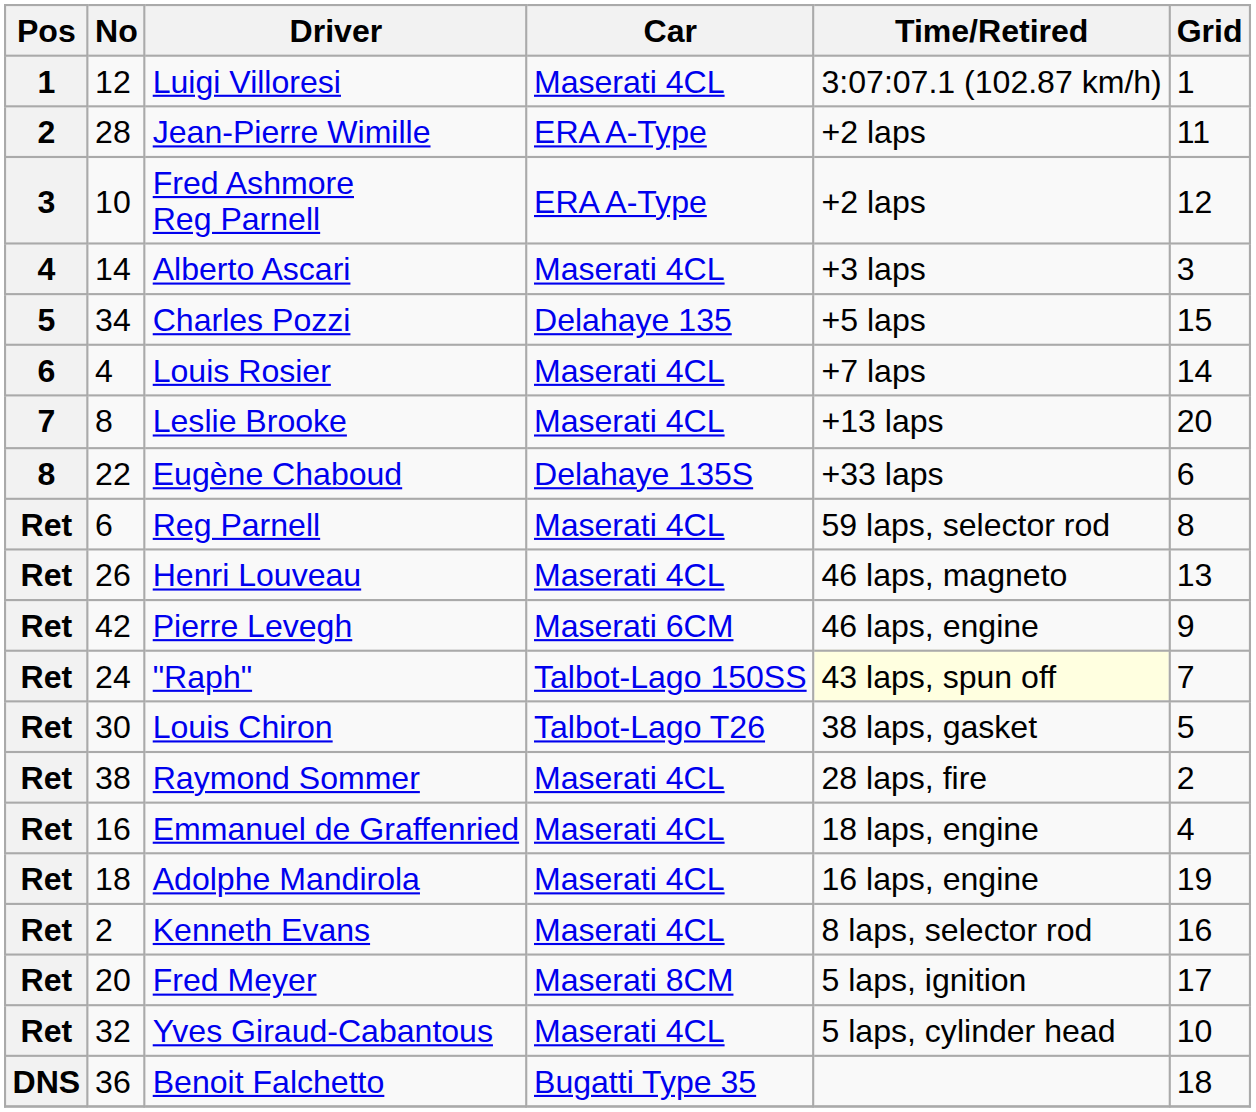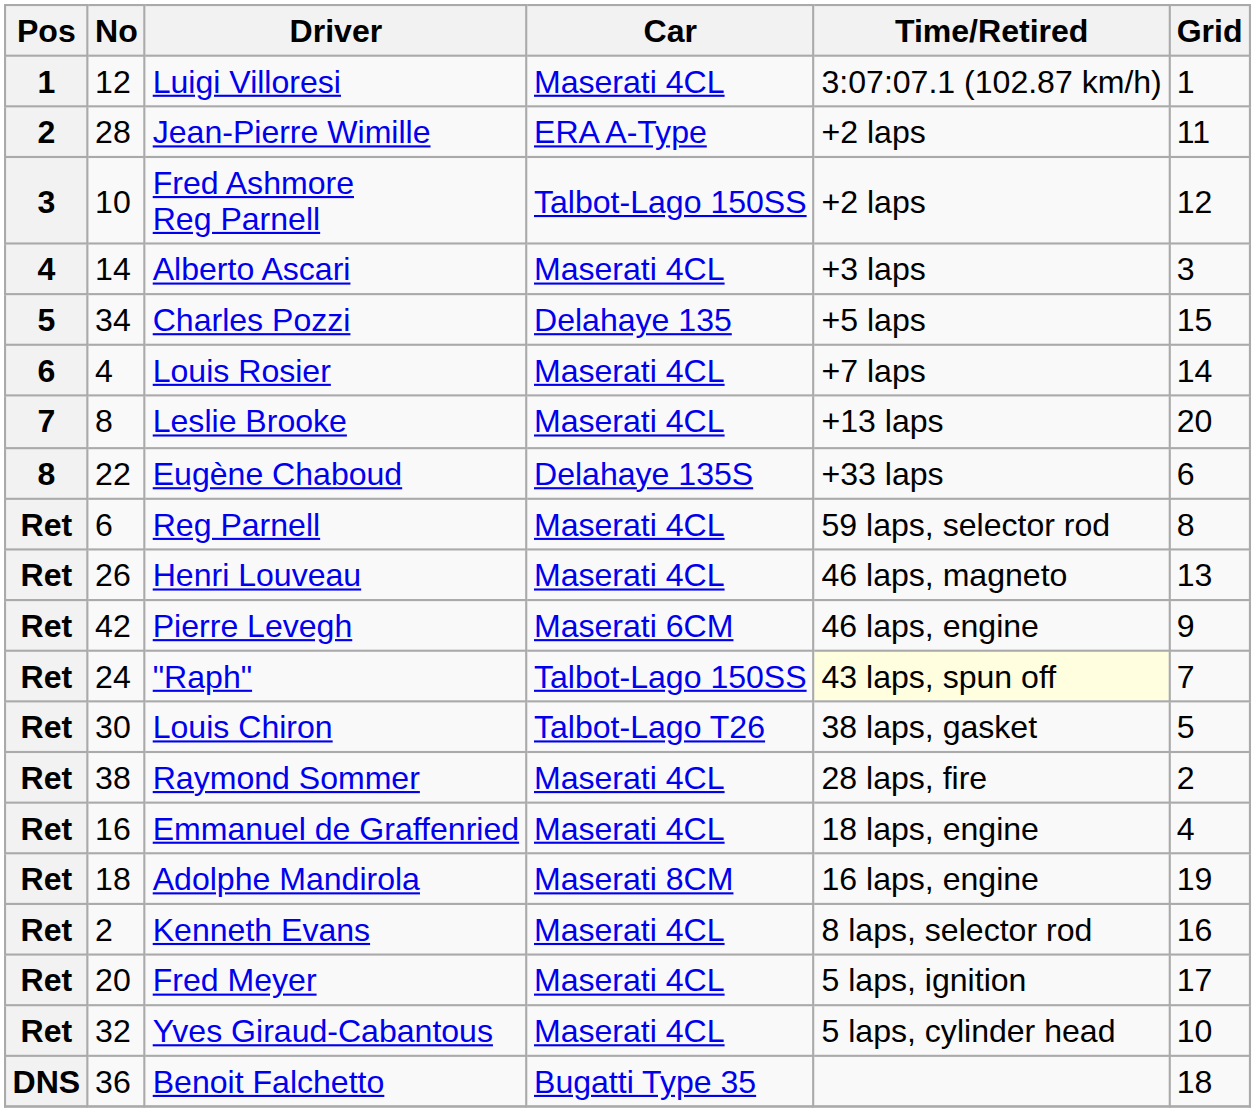(620, 201) ERA A-Type -> (670, 201) Talbot-Lago 150SS
(629, 879) Maserati 4CL -> (634, 879) Maserati 8CM
(634, 980) Maserati 8CM -> (629, 980) Maserati 4CL
